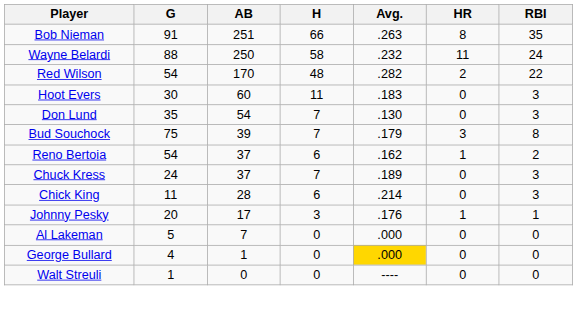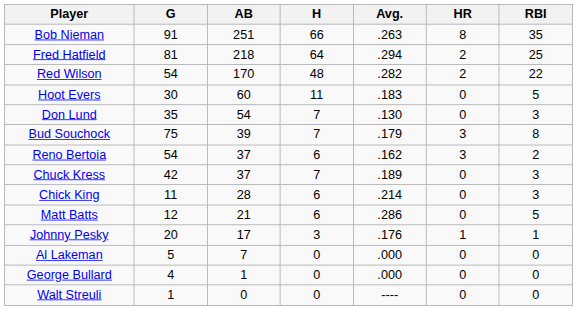- row: (69, 54)
+ row: (69, 54)
(536, 94) 3 -> (536, 94) 5
(463, 154) 1 -> (463, 154) 3
(171, 174) 24 -> (171, 174) 42
+ row: (69, 214)
(390, 255) gold background -> (390, 275) no background
